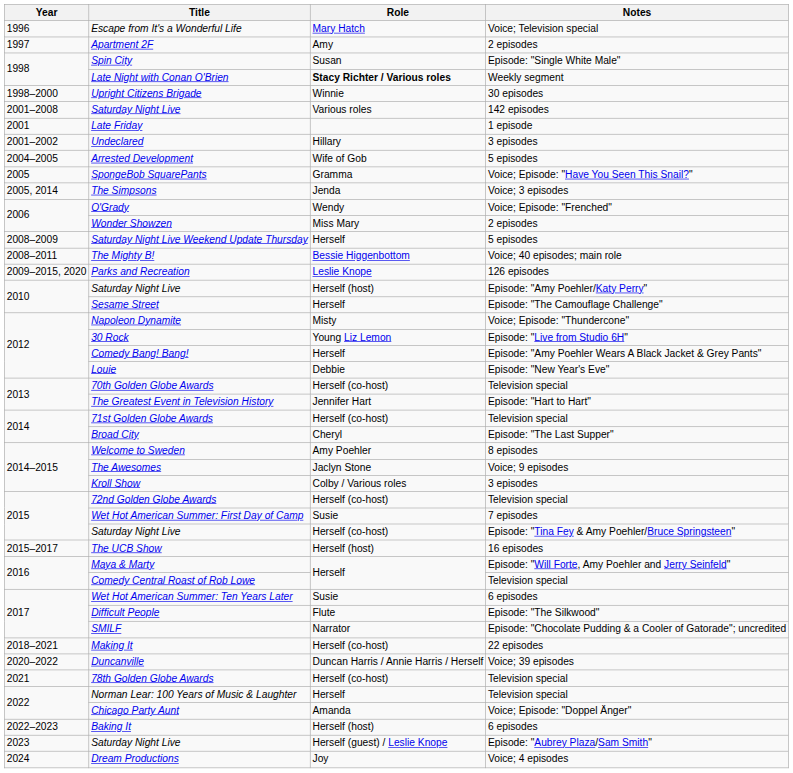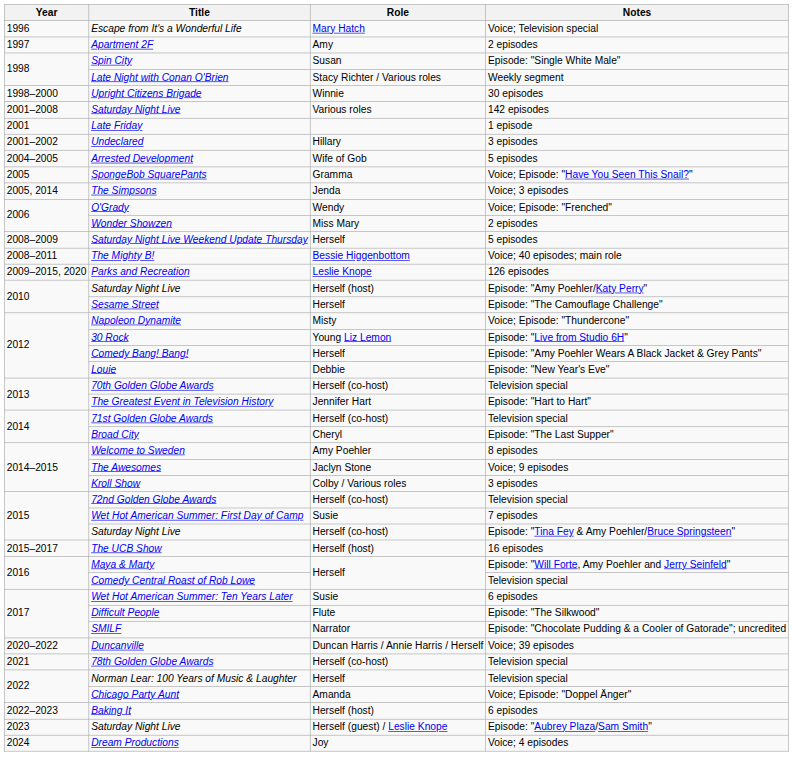(382, 77) bold -> (377, 77) normal
- row: (112, 645)
